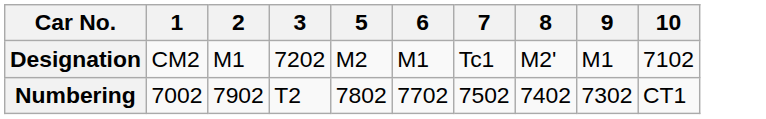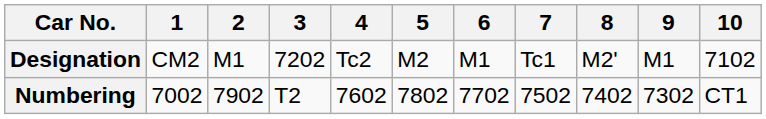+ column: (361, 22)
